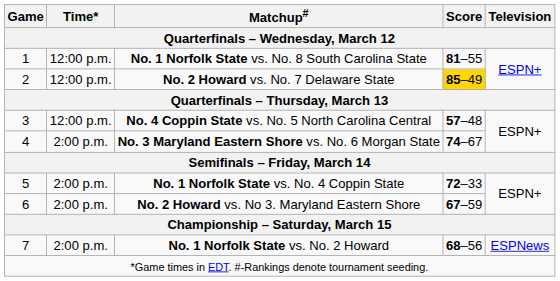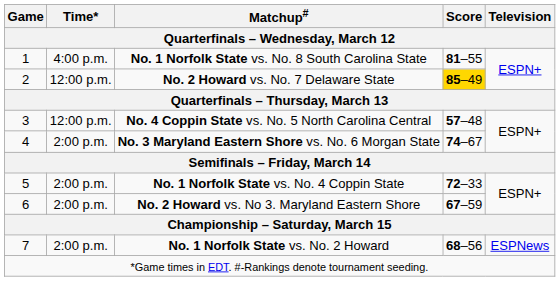(81, 59) 12:00 p.m. -> (81, 59) 4:00 p.m.
